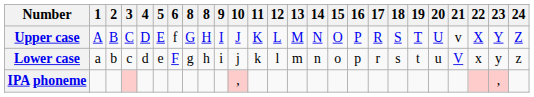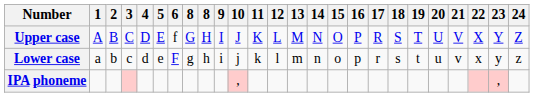(458, 37) v -> (458, 37) V
(458, 59) V -> (458, 59) v
